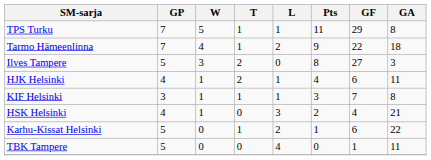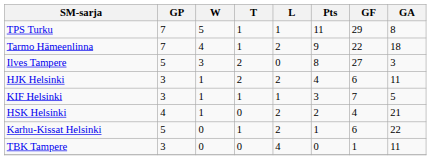(163, 79) 4 -> (163, 79) 3
(278, 79) 1 -> (278, 79) 2
(393, 96) 8 -> (393, 96) 5
(278, 113) 3 -> (278, 113) 2
(163, 146) 5 -> (163, 146) 3
